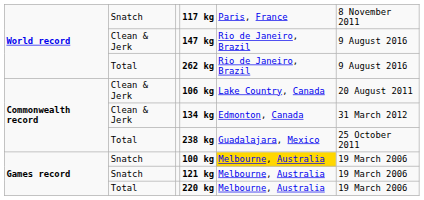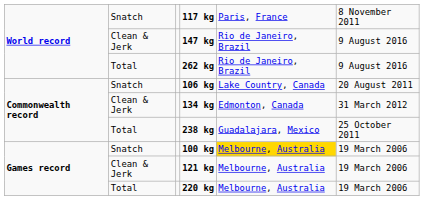(129, 90) Clean & Jerk -> (127, 85) Snatch
(127, 174) Snatch -> (129, 168) Clean & Jerk
